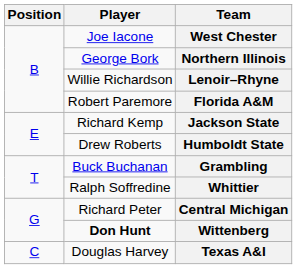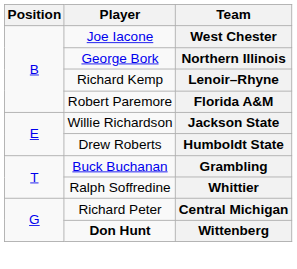(120, 79) Willie Richardson -> (120, 79) Richard Kemp
(120, 123) Richard Kemp -> (120, 123) Willie Richardson
- row: (234, 252)
